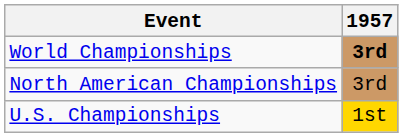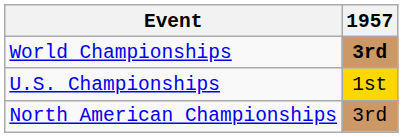rows swapped: (173, 84) <-> (115, 116)
